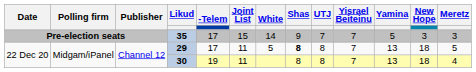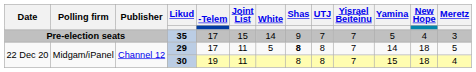(424, 36) 3 -> (424, 36) 4
(392, 49) 13 -> (392, 49) 14
(392, 61) 13 -> (392, 61) 15
